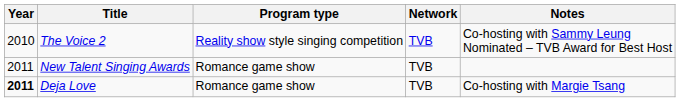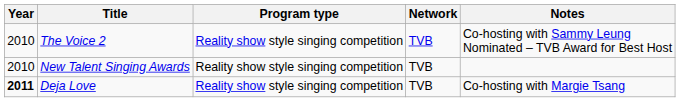(20, 67) 2011 -> (21, 67) 2010
(255, 67) Romance game show -> (299, 67) Reality show style singing competition
(255, 86) Romance game show -> (299, 86) Reality show style singing competition
